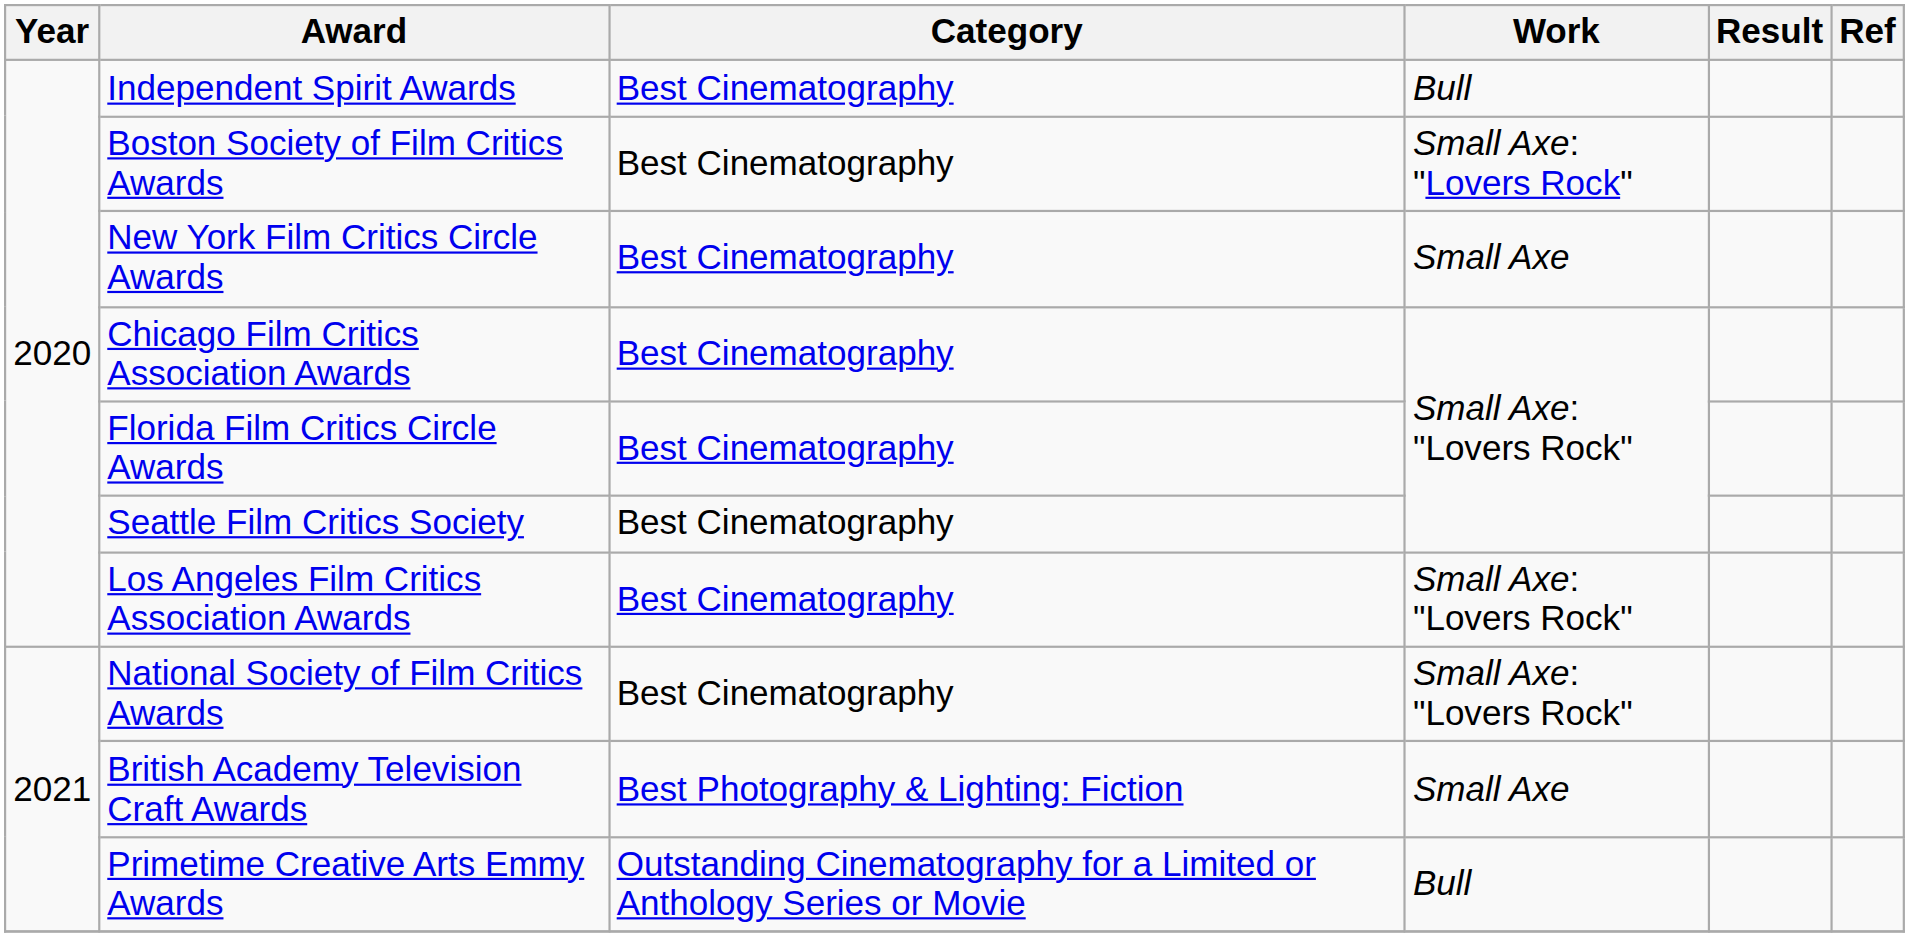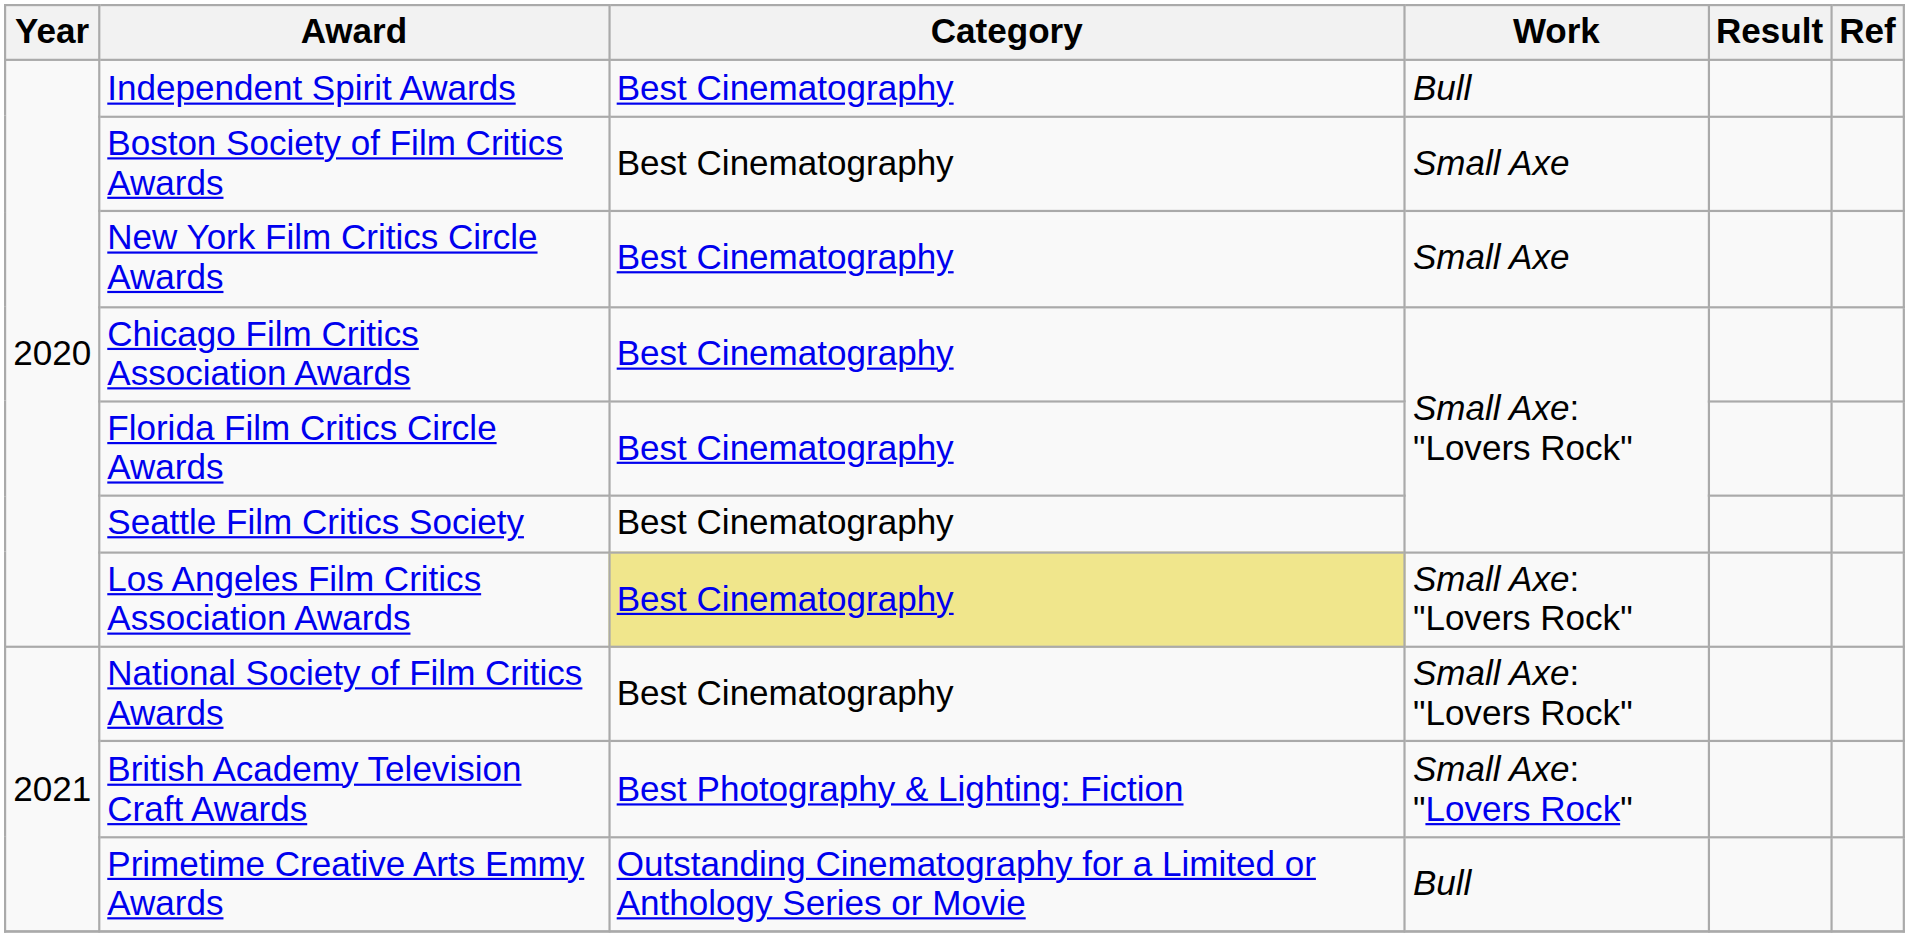(1523, 163) Small Axe: "Lovers Rock" -> (1491, 163) Small Axe
(785, 598) no background -> (785, 598) khaki background
(1491, 788) Small Axe -> (1523, 788) Small Axe: "Lovers Rock"
